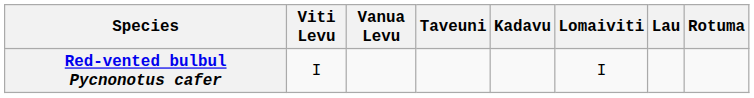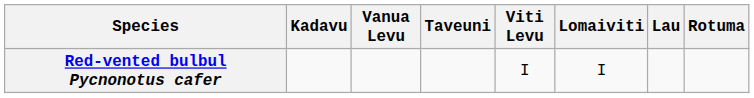columns swapped: (317, 27) <-> (523, 27)
